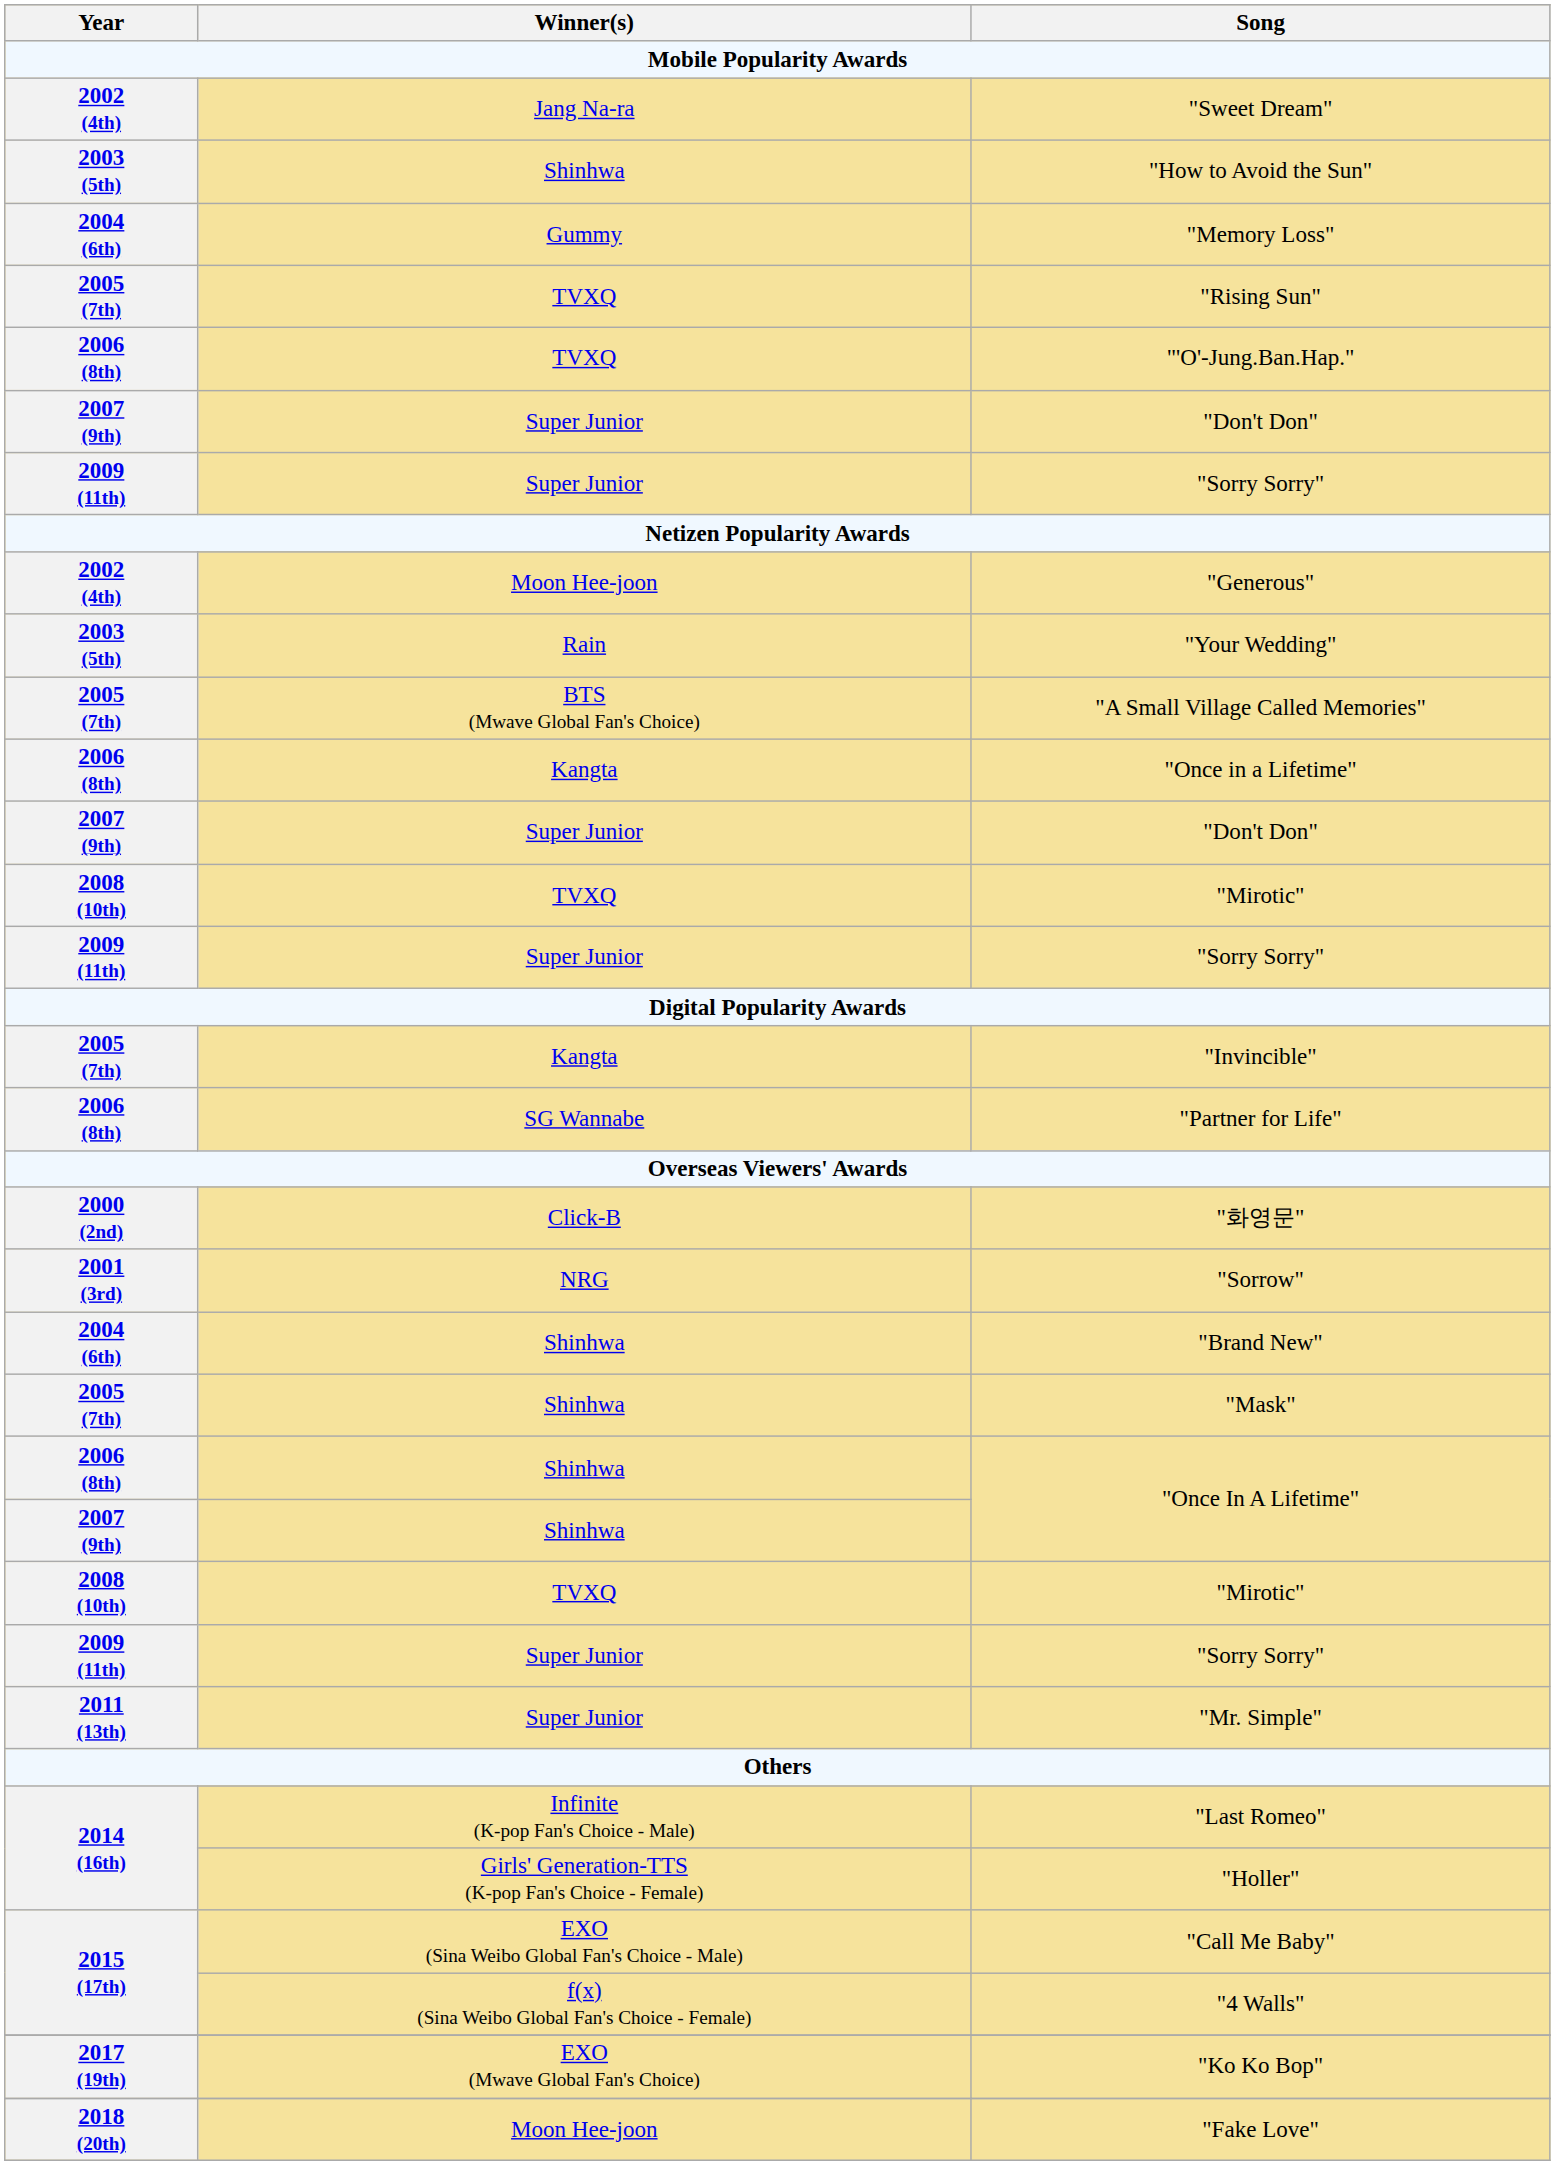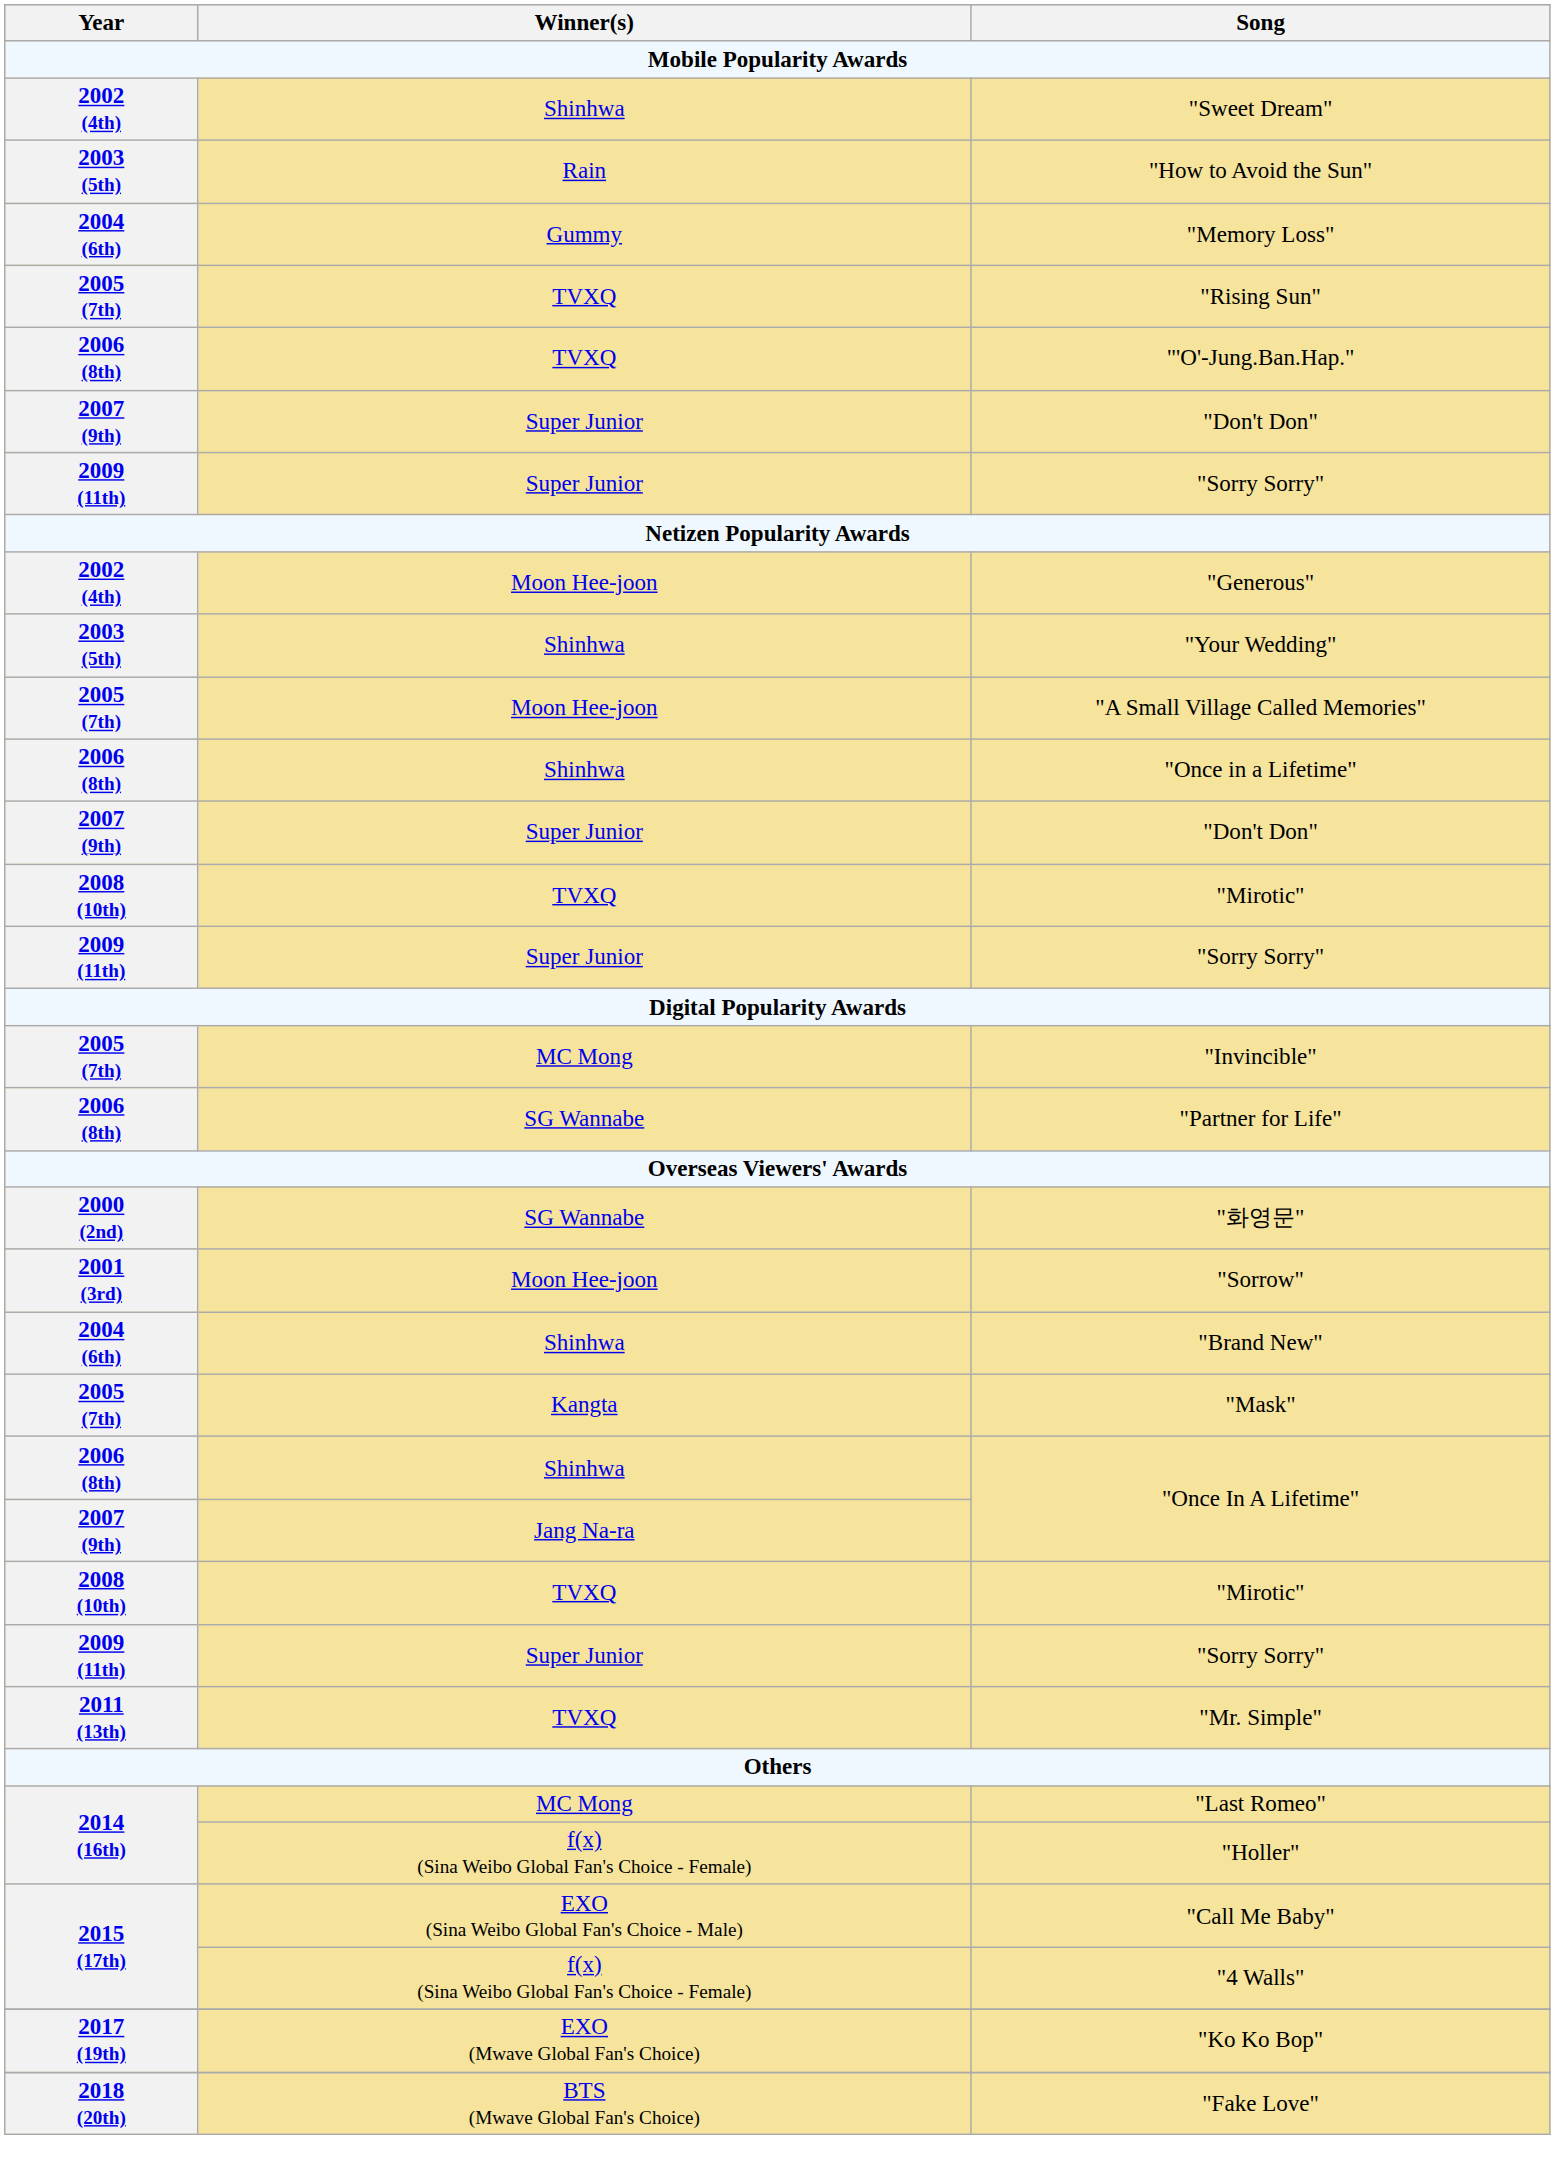(584, 108) Jang Na-ra -> (584, 108) Shinhwa
(584, 171) Shinhwa -> (584, 171) Rain
(584, 645) Rain -> (584, 645) Shinhwa
(584, 707) BTS (Mwave Global Fan's Choice) -> (584, 707) Moon Hee-joon
(584, 769) Kangta -> (584, 769) Shinhwa
(584, 1056) Kangta -> (584, 1056) MC Mong
(584, 1217) Click-B -> (584, 1217) SG Wannabe
(584, 1280) NRG -> (584, 1280) Moon Hee-joon
(584, 1405) Shinhwa -> (584, 1405) Kangta
(584, 1530) Shinhwa -> (584, 1530) Jang Na-ra
(584, 1717) Super Junior -> (584, 1717) TVXQ
(584, 1816) Infinite (K-pop Fan's Choice - Male) -> (584, 1803) MC Mong
(584, 1878) Girls' Generation-TTS (K-pop Fan's Choice - Female) -> (584, 1853) f(x) (Sina Weibo Global Fan's Choice - Female)
(584, 2128) Moon Hee-joon -> (584, 2102) BTS (Mwave Global Fan's Choice)
